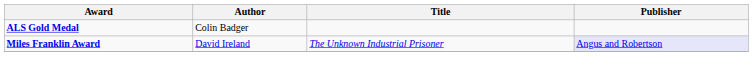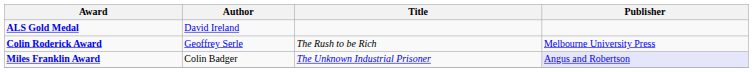(222, 28) Colin Badger -> (212, 28) David Ireland
+ row: (54, 43)
(223, 43) David Ireland -> (211, 59) Colin Badger
